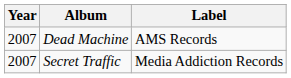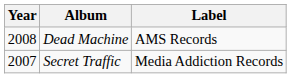(22, 38) 2007 -> (22, 38) 2008
